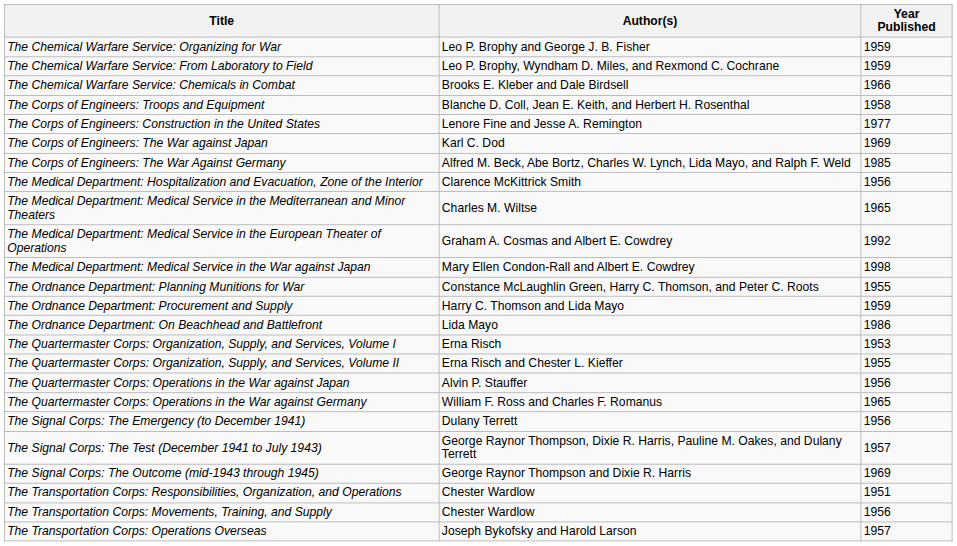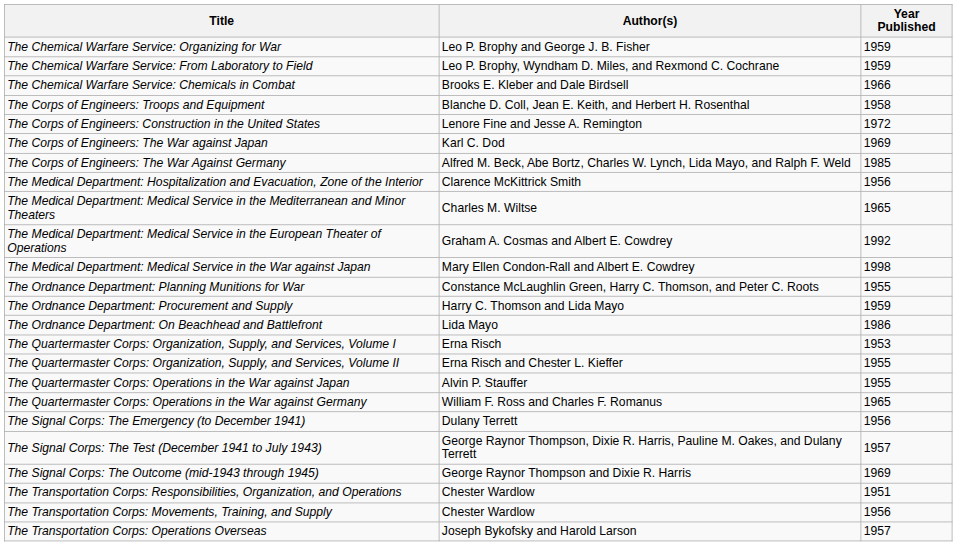(877, 124) 1977 -> (877, 124) 1972
(877, 383) 1956 -> (877, 383) 1955
